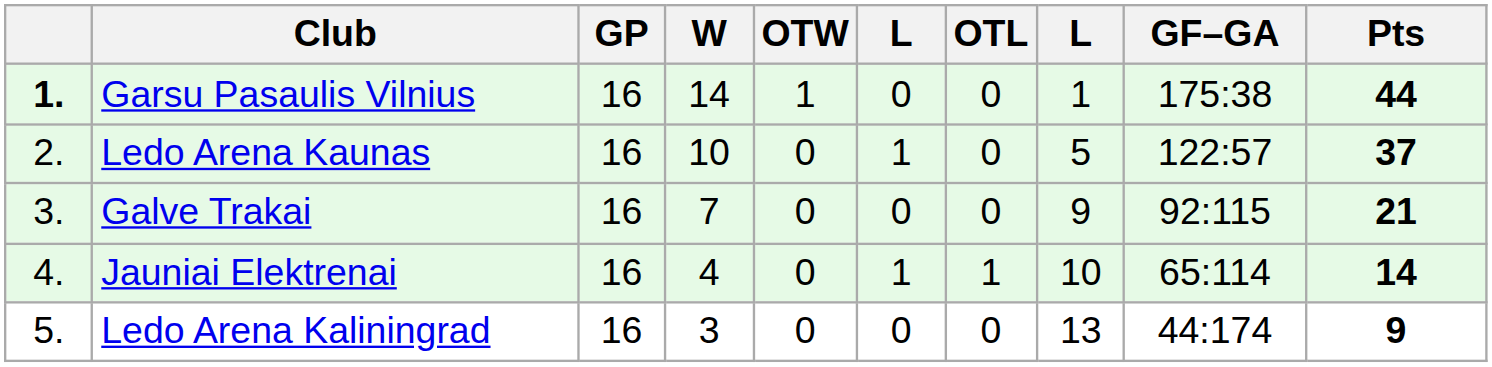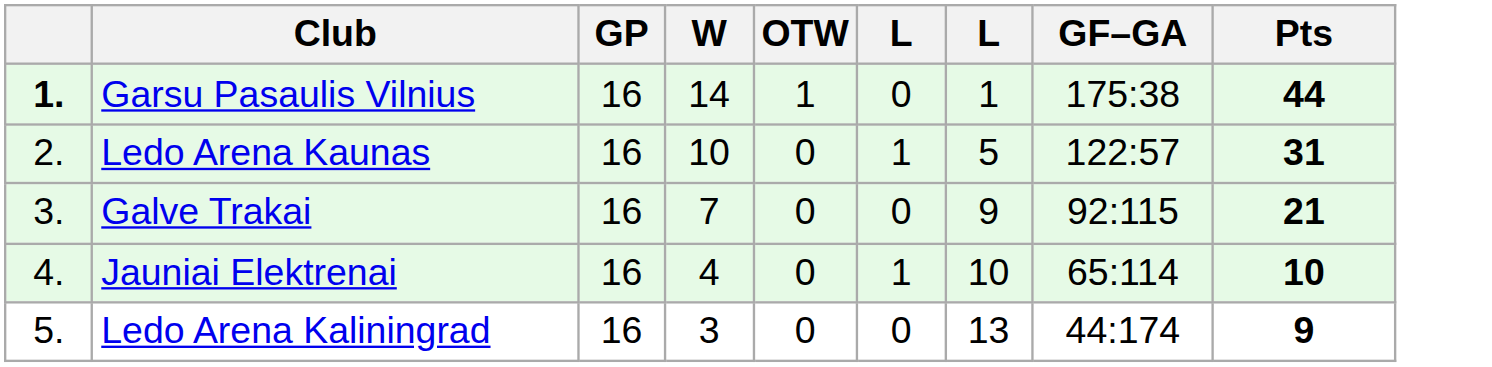- column: (991, 34)
(1396, 152) 37 -> (1304, 152) 31
(1396, 271) 14 -> (1304, 271) 10
